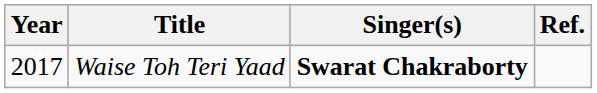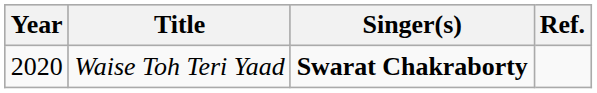(37, 66) 2017 -> (37, 66) 2020
